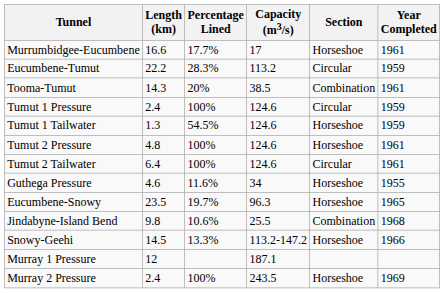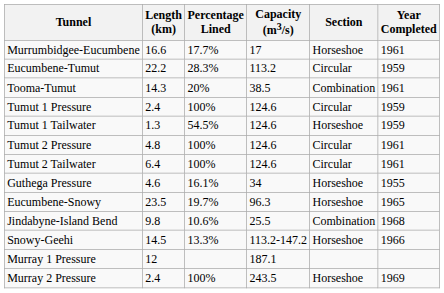(338, 144) Horseshoe -> (332, 144) Circular
(203, 183) 11.6% -> (203, 183) 16.1%
